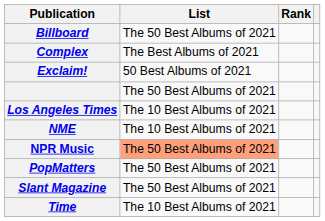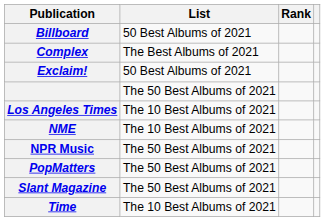(199, 33) The 50 Best Albums of 2021 -> (187, 33) 50 Best Albums of 2021
(199, 149) lightsalmon background -> (199, 149) no background
